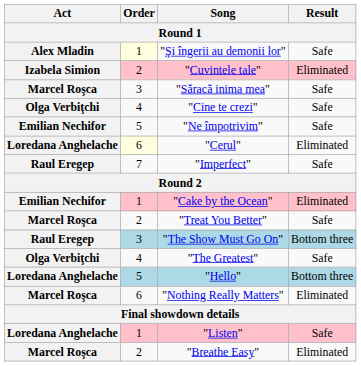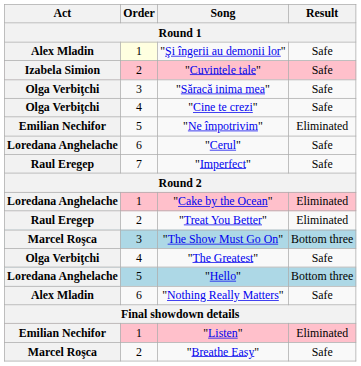(322, 70) Eliminated -> (322, 70) Safe
(62, 88) Marcel Roşca -> (62, 88) Olga Verbiţchi
(322, 126) Safe -> (322, 126) Eliminated
(139, 145) lightyellow background -> (139, 145) no background
(322, 145) Eliminated -> (322, 145) Safe
(62, 201) Emilian Nechifor -> (62, 201) Loredana Anghelache
(62, 220) Marcel Roşca -> (62, 220) Raul Eregep
(322, 220) Safe -> (322, 220) Eliminated
(62, 239) Raul Eregep -> (62, 239) Marcel Roşca
(62, 295) Marcel Roşca -> (62, 295) Alex Mladin
(322, 295) Eliminated -> (322, 295) Safe
(62, 333) Loredana Anghelache -> (62, 333) Emilian Nechifor
(322, 333) Safe -> (322, 333) Eliminated
(322, 351) Eliminated -> (322, 351) Safe
